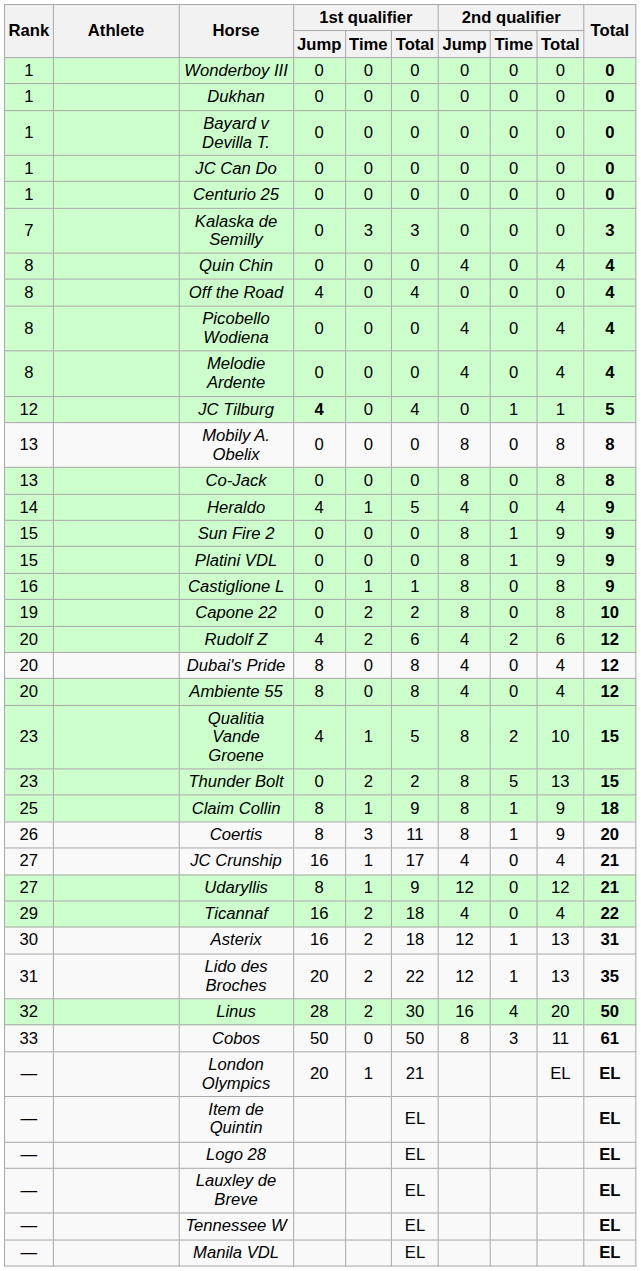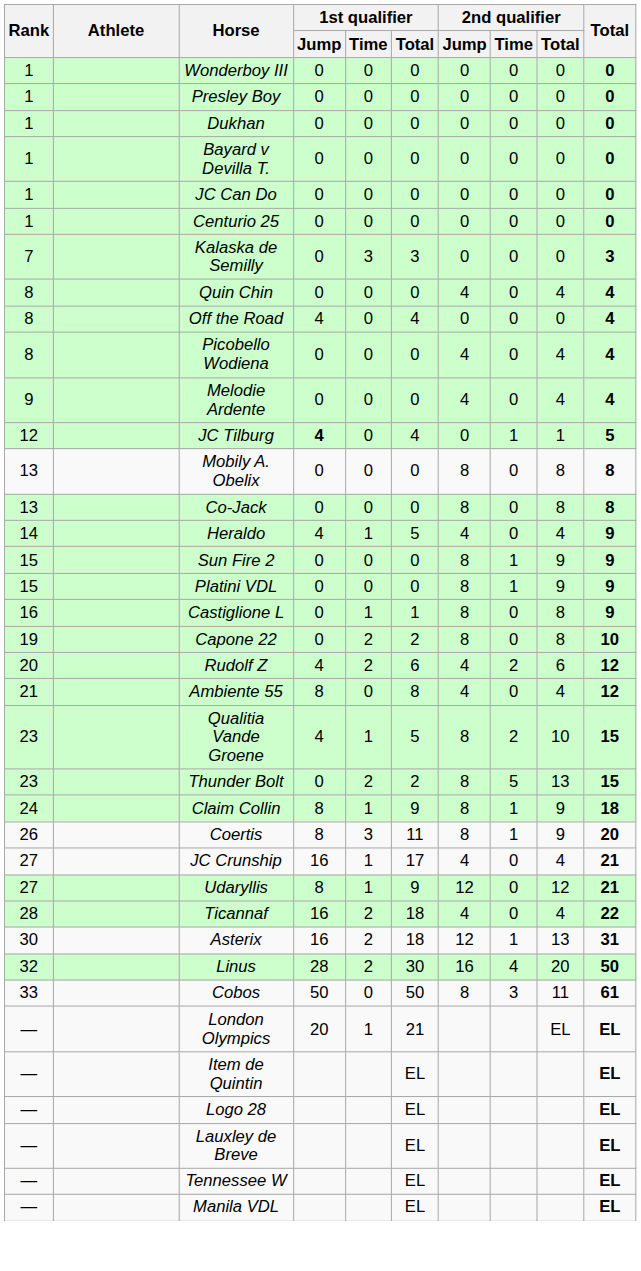+ row: (236, 96)
(29, 373) 8 -> (29, 399) 9
- row: (236, 665)
(29, 691) 20 -> (29, 691) 21
(29, 808) 25 -> (29, 808) 24
(29, 914) 29 -> (29, 914) 28
- row: (236, 976)
